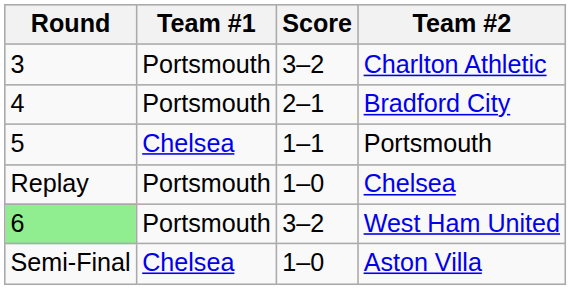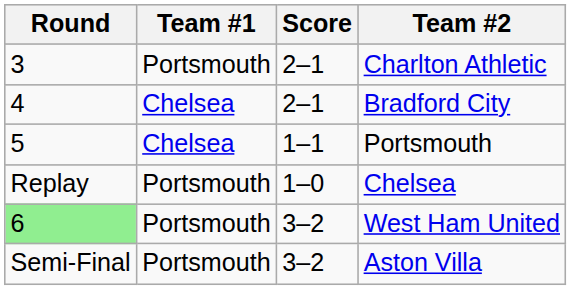(303, 64) 3–2 -> (303, 64) 2–1
(206, 104) Portsmouth -> (188, 104) Chelsea
(188, 263) Chelsea -> (206, 263) Portsmouth
(303, 263) 1–0 -> (303, 263) 3–2
